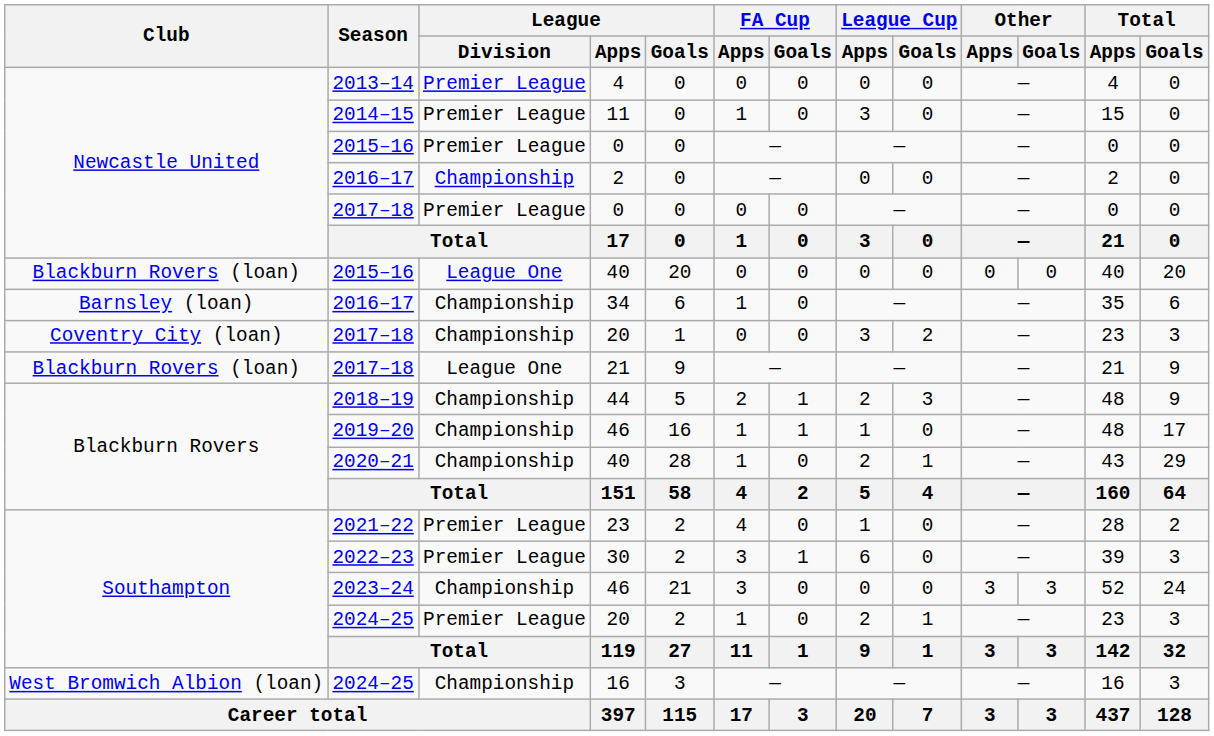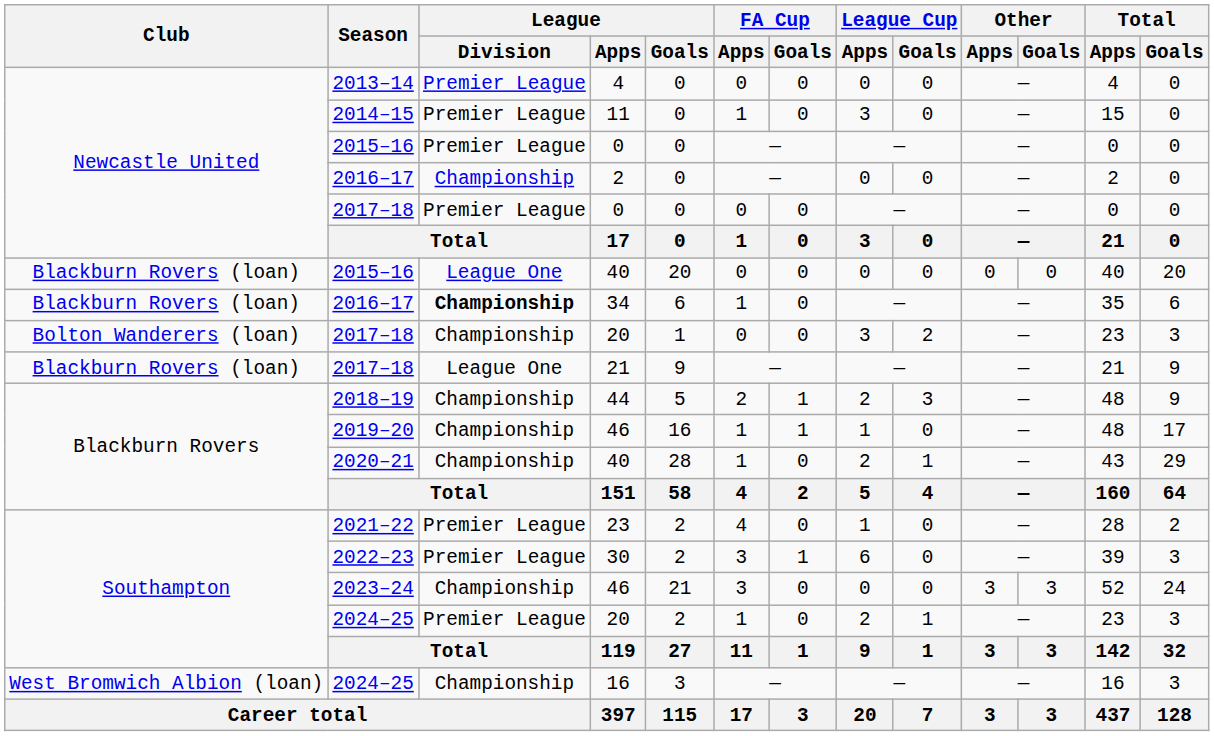(166, 305) Barnsley (loan) -> (166, 305) Blackburn Rovers (loan)
(504, 305) normal -> (504, 305) bold
(166, 336) Coventry City (loan) -> (166, 336) Bolton Wanderers (loan)
